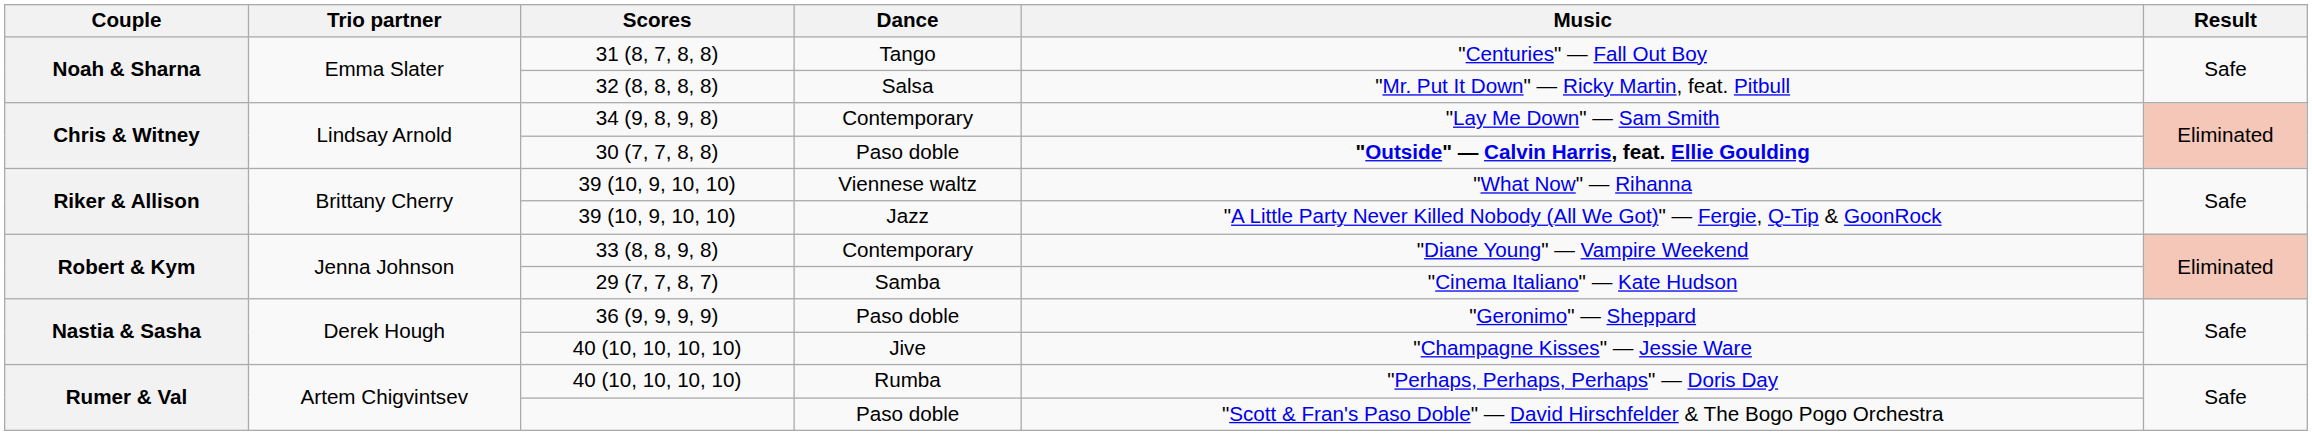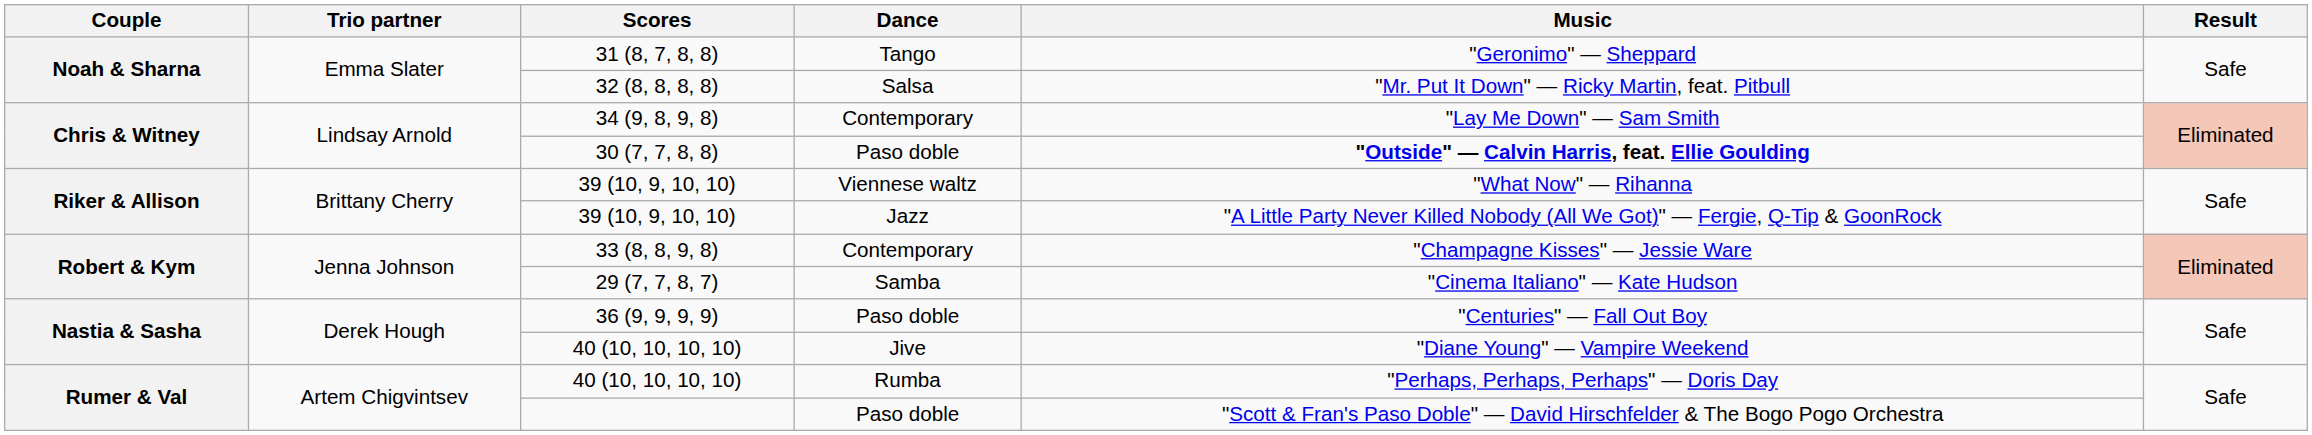(1583, 53) "Centuries" — Fall Out Boy -> (1583, 53) "Geronimo" — Sheppard
(1583, 250) "Diane Young" — Vampire Weekend -> (1583, 250) "Champagne Kisses" — Jessie Ware
(1583, 315) "Geronimo" — Sheppard -> (1583, 315) "Centuries" — Fall Out Boy
(1583, 348) "Champagne Kisses" — Jessie Ware -> (1583, 348) "Diane Young" — Vampire Weekend
